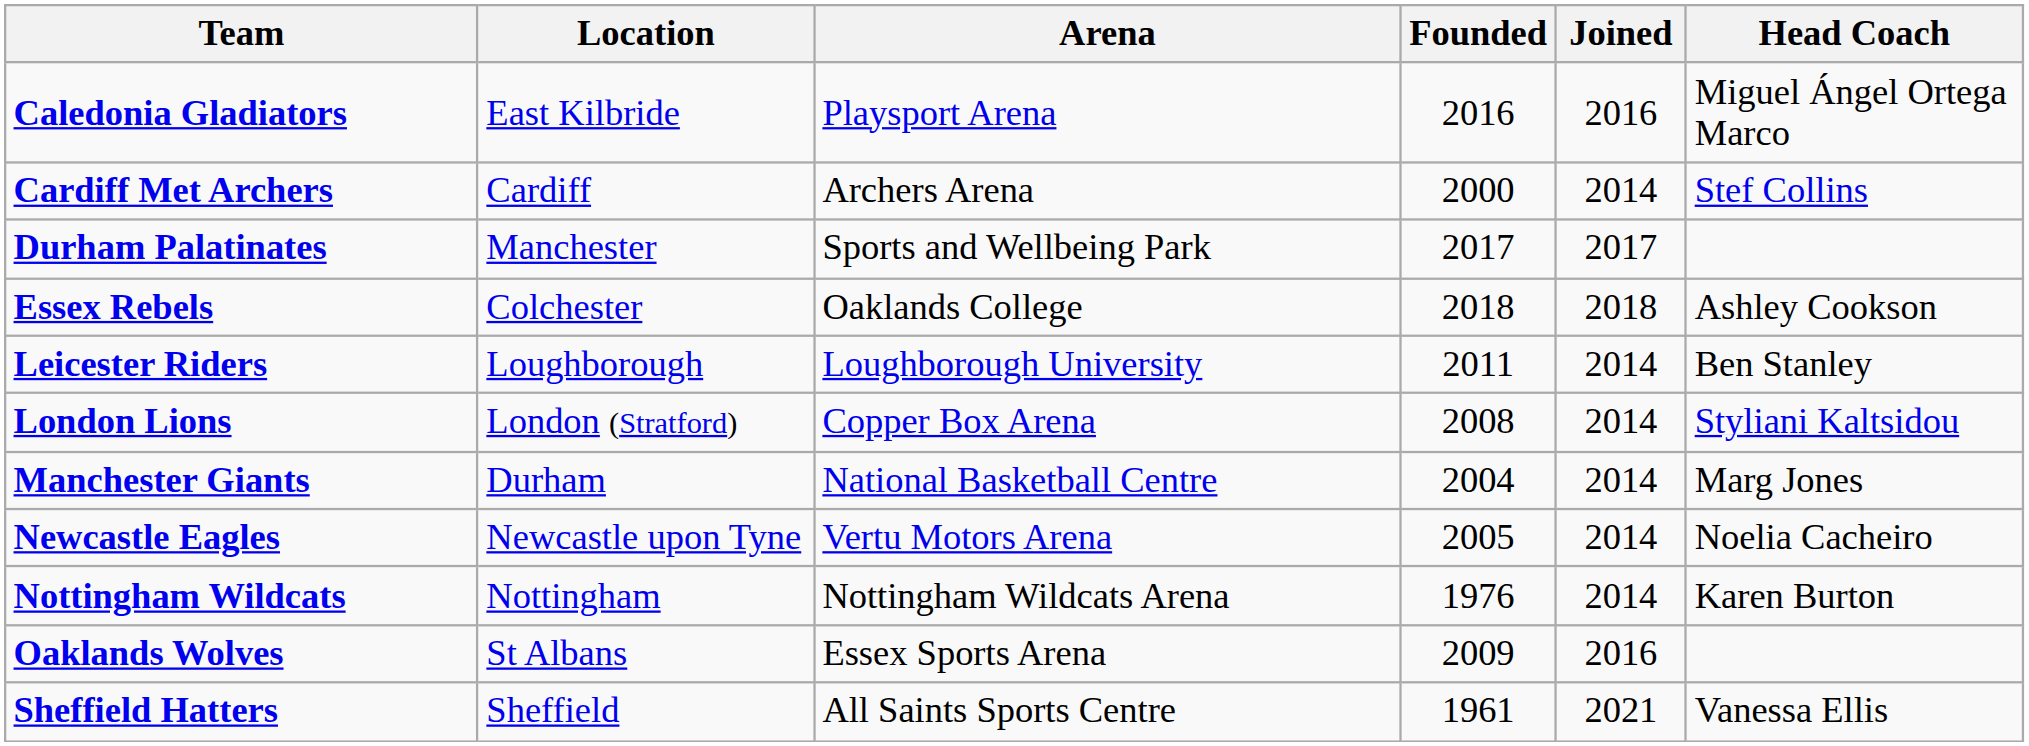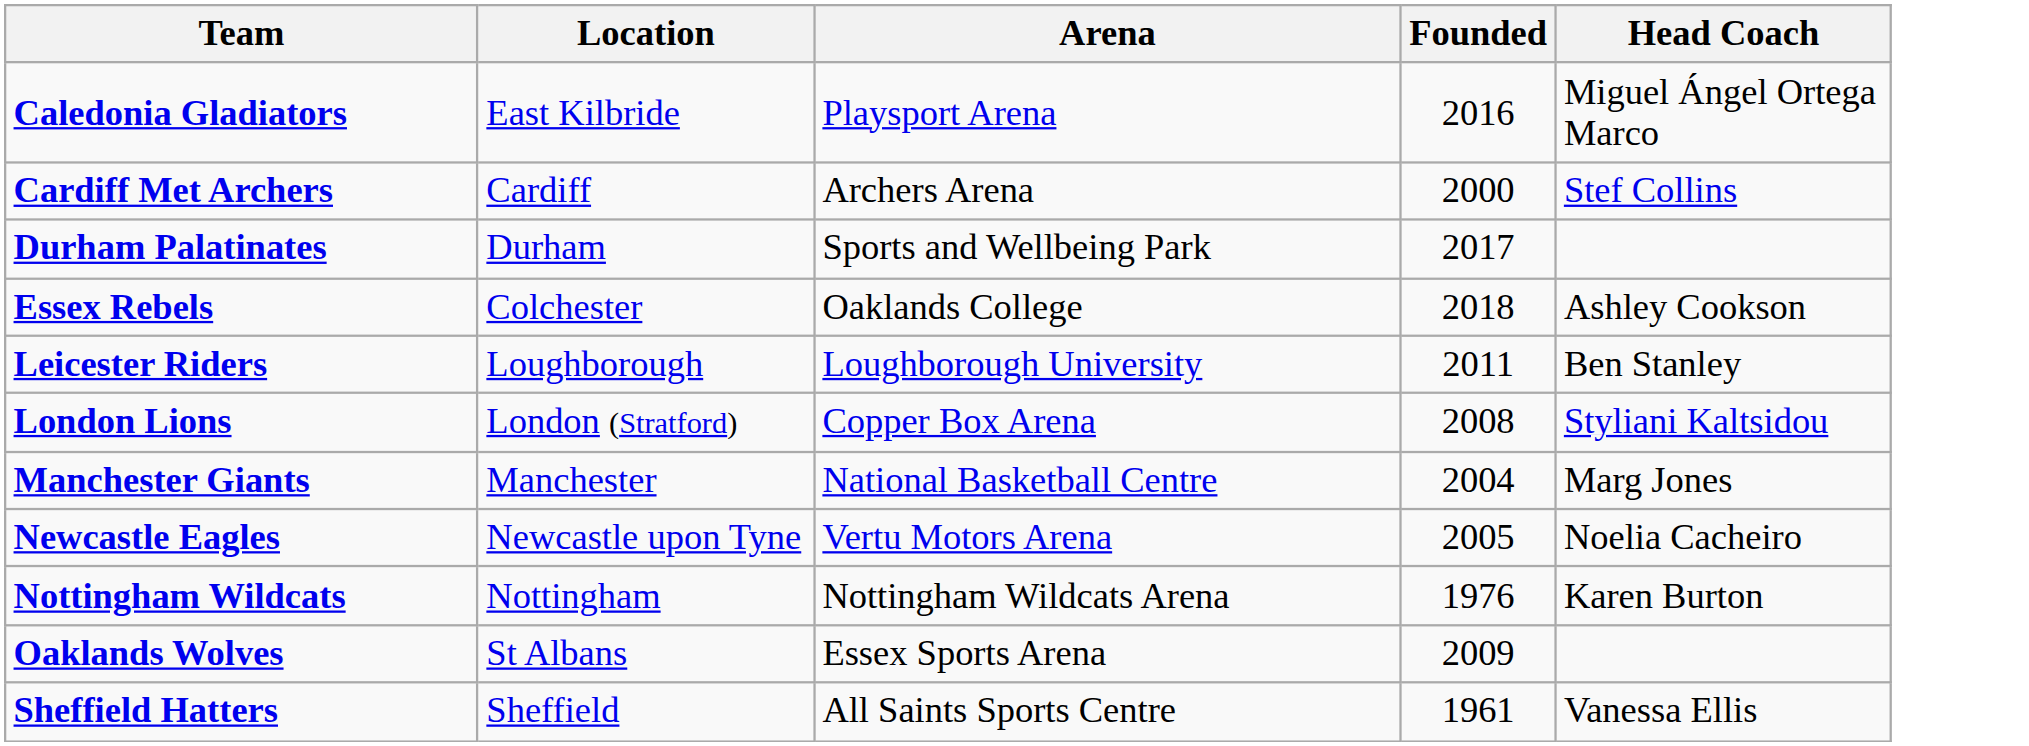- column: (1621, 33)
(571, 248) Manchester -> (546, 248) Durham
(546, 479) Durham -> (571, 479) Manchester
